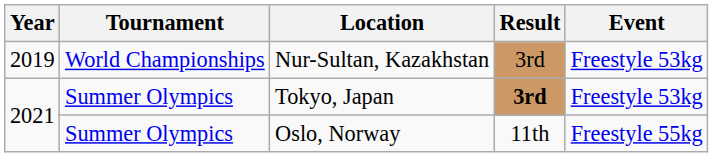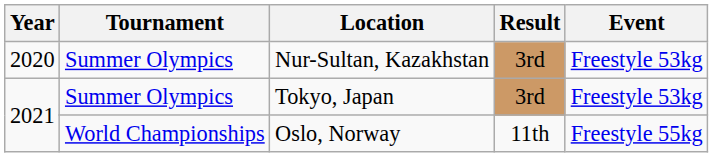(32, 59) 2019 -> (32, 59) 2020
(165, 59) World Championships -> (149, 59) Summer Olympics
(530, 96) bold -> (530, 96) normal
(149, 133) Summer Olympics -> (165, 133) World Championships
